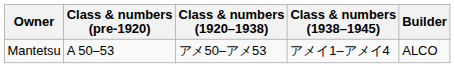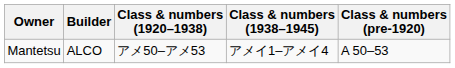columns swapped: (120, 22) <-> (425, 22)
